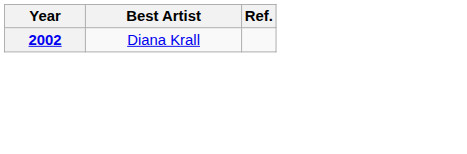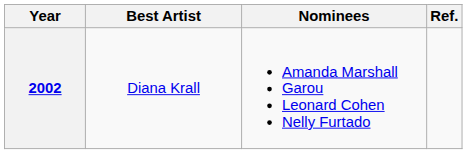+ column: (334, 16)
